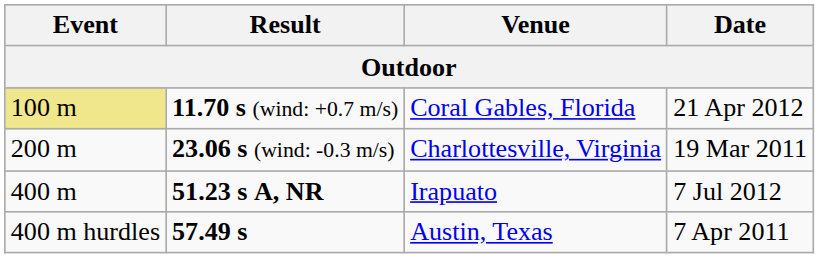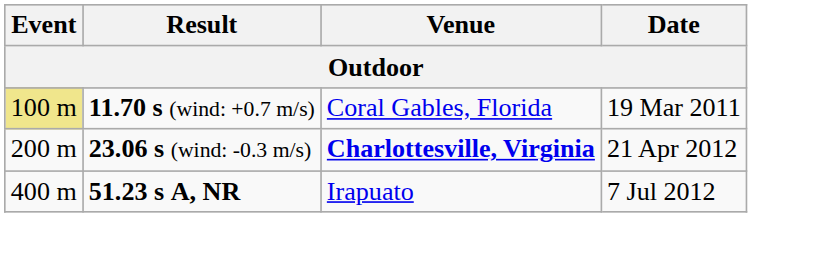(738, 107) 21 Apr 2012 -> (674, 107) 19 Mar 2011
(536, 149) normal -> (461, 149) bold
(740, 149) 19 Mar 2011 -> (672, 149) 21 Apr 2012
- row: (210, 231)
